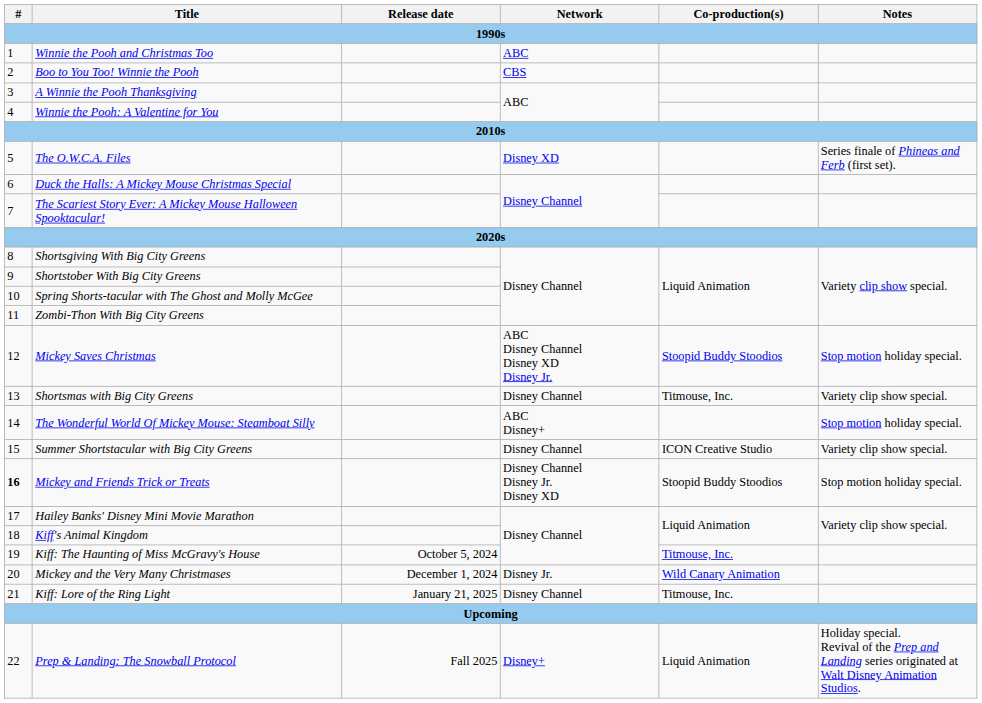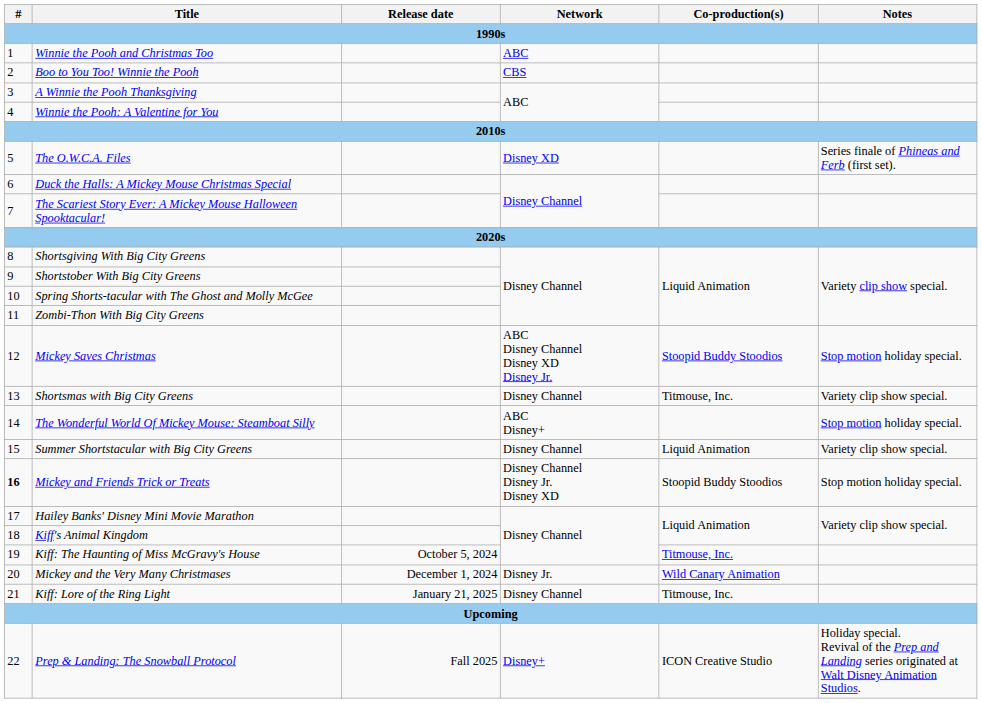(717, 449) ICON Creative Studio -> (706, 449) Liquid Animation
(706, 660) Liquid Animation -> (717, 660) ICON Creative Studio
